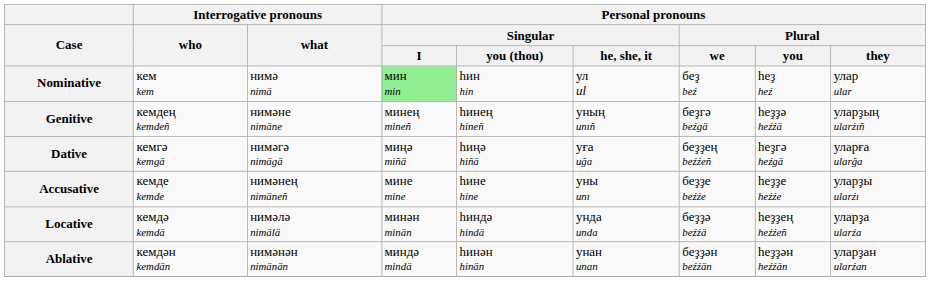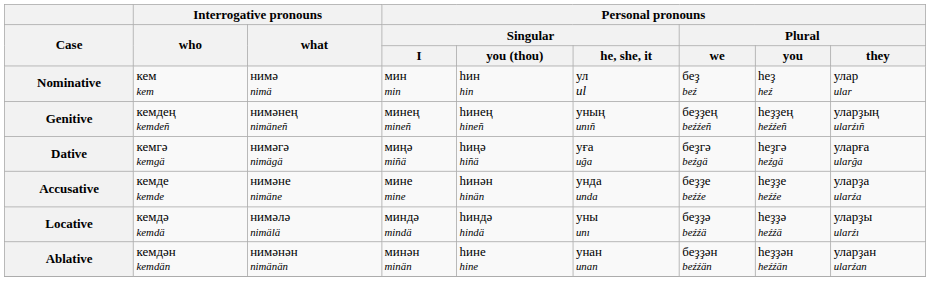(396, 83) lightgreen background -> (396, 83) no background
(270, 118) нимәне nimäne -> (274, 118) нимәнең nimäneñ
(697, 118) беҙгә beźgä -> (700, 118) беҙҙең beźźeñ
(772, 118) һеҙҙә heźźä -> (776, 118) һеҙҙең heźźeñ
(700, 153) беҙҙең beźźeñ -> (697, 153) беҙгә beźgä
(274, 189) нимәнең nimäneñ -> (270, 189) нимәне nimäne
(473, 189) һине hine -> (476, 189) һинән hinän
(587, 189) уны unı -> (589, 189) унда unda
(853, 189) уларҙы ularźı -> (851, 189) уларҙа ularźa
(402, 224) минән minän -> (402, 224) миндә mindä
(589, 224) унда unda -> (587, 224) уны unı
(776, 224) һеҙҙең heźźeñ -> (772, 224) һеҙҙә heźźä
(851, 224) уларҙа ularźa -> (853, 224) уларҙы ularźı
(402, 259) миндә mindä -> (402, 259) минән minän
(476, 259) һинән hinän -> (473, 259) һине hine
